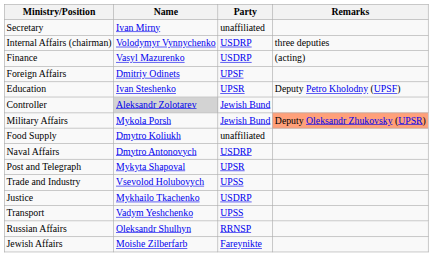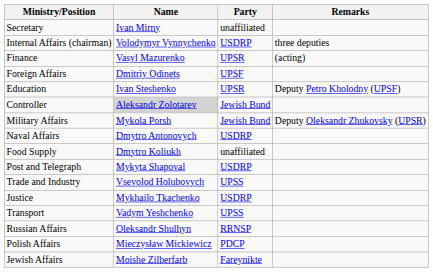(236, 58) USDRP -> (232, 58) UPSR
(350, 120) lightsalmon background -> (350, 120) no background
rows swapped: (33, 151) <-> (32, 136)
(232, 167) UPSR -> (236, 167) USDRP
+ row: (33, 244)
